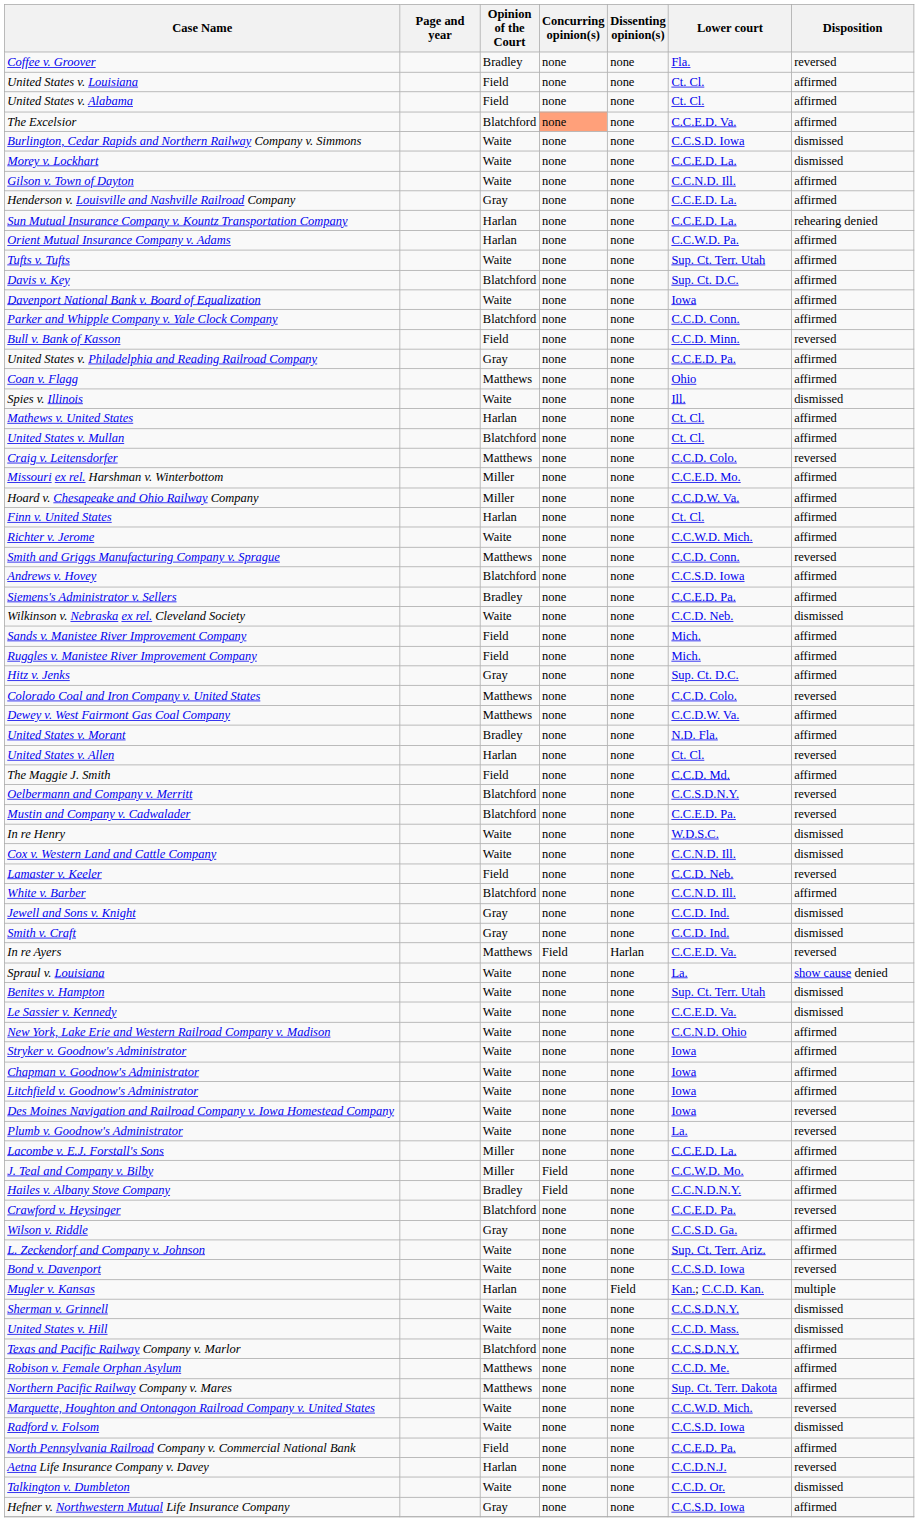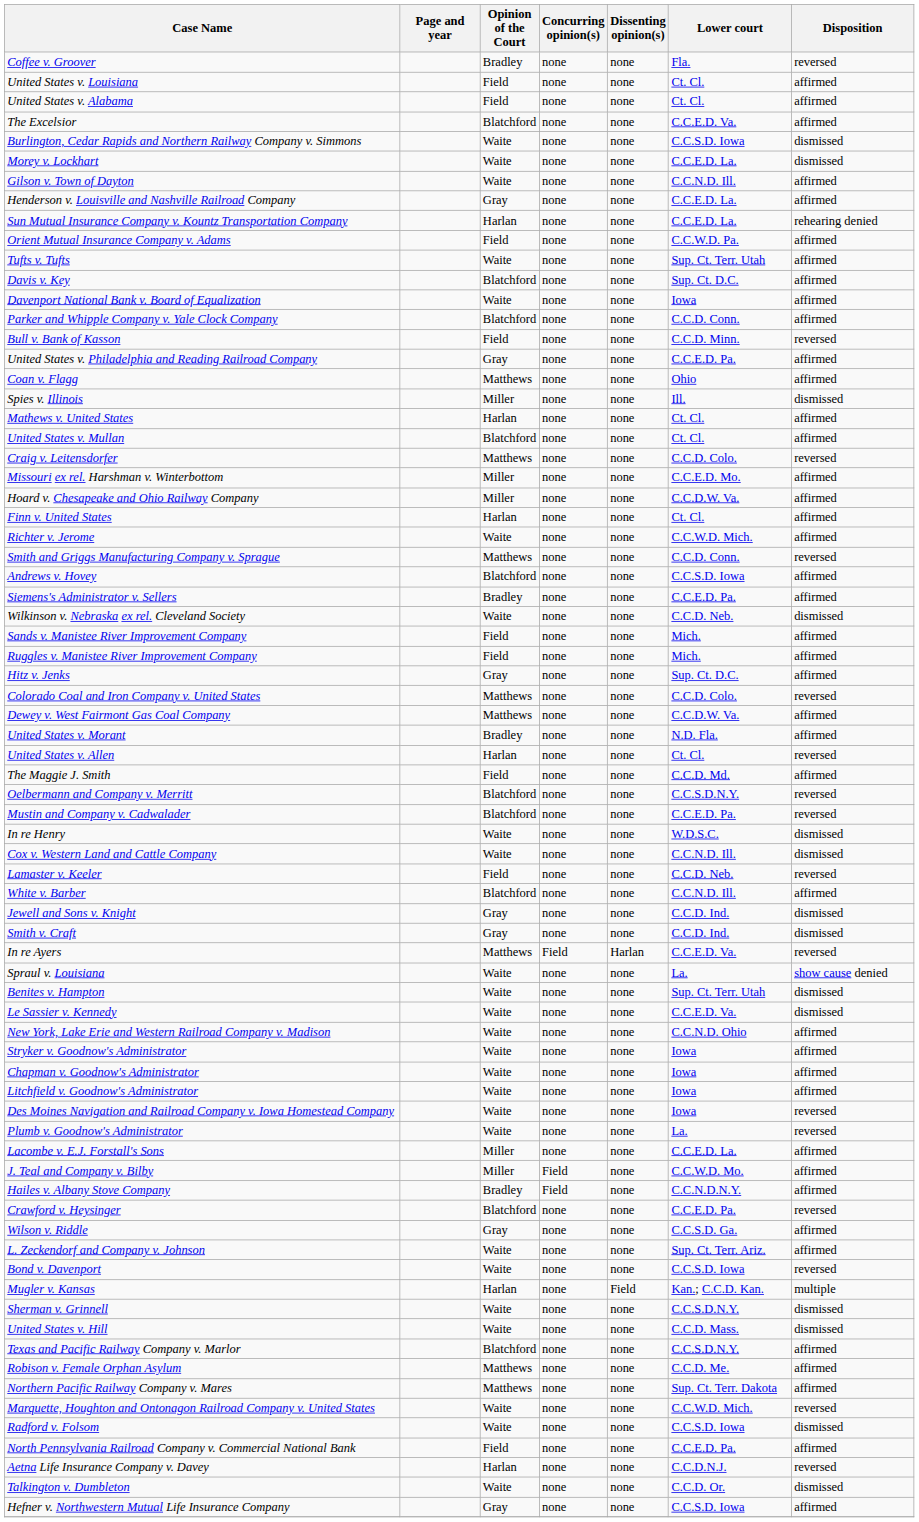(554, 121) lightsalmon background -> (554, 121) no background
(500, 240) Harlan -> (496, 240) Field
(497, 398) Waite -> (498, 398) Miller
